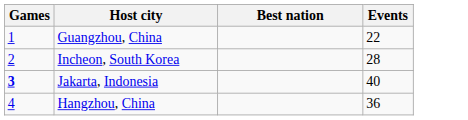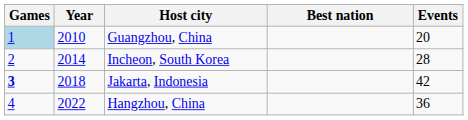+ column: (79, 15)
(11, 37) no background -> (11, 37) lightblue background
(373, 37) 22 -> (423, 37) 20
(373, 81) 40 -> (423, 81) 42
